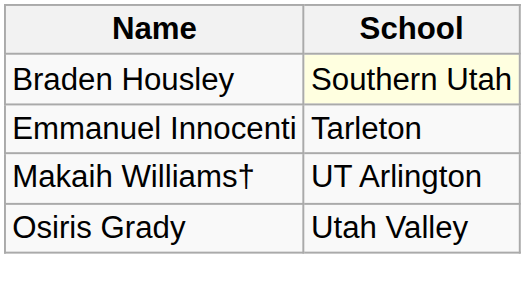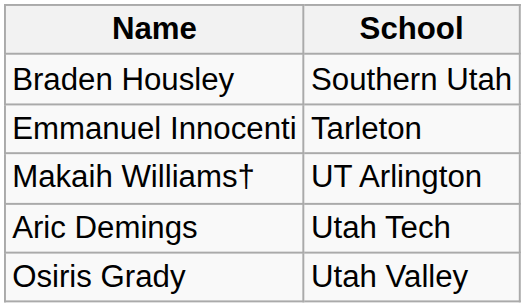(412, 78) lightyellow background -> (412, 78) no background
+ row: (105, 227)
